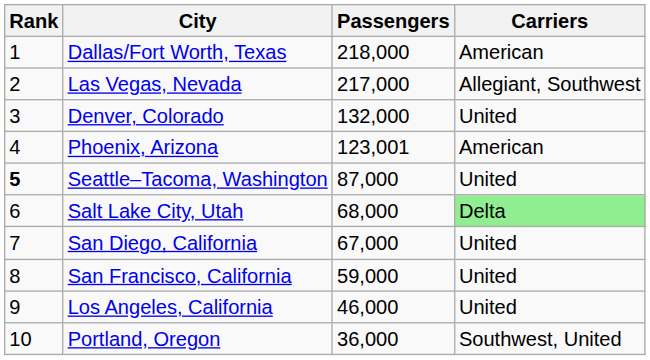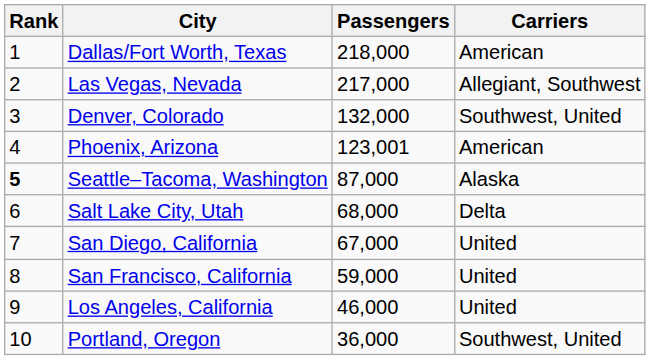(488, 116) United -> (540, 116) Southwest, United
(488, 180) United -> (489, 180) Alaska
(482, 211) lightgreen background -> (482, 211) no background
